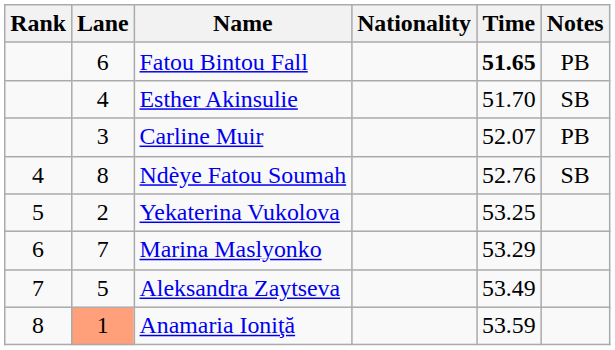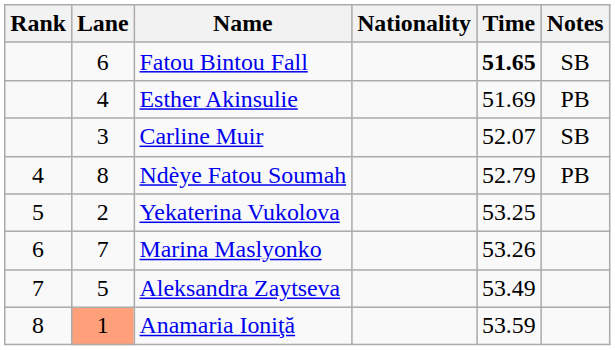(575, 61) PB -> (575, 61) SB
(509, 99) 51.70 -> (509, 99) 51.69
(575, 99) SB -> (575, 99) PB
(575, 136) PB -> (575, 136) SB
(509, 174) 52.76 -> (509, 174) 52.79
(575, 174) SB -> (575, 174) PB
(509, 250) 53.29 -> (509, 250) 53.26
